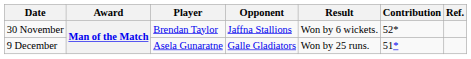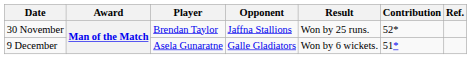(339, 29) Won by 6 wickets. -> (335, 29) Won by 25 runs.
(335, 45) Won by 25 runs. -> (339, 45) Won by 6 wickets.
